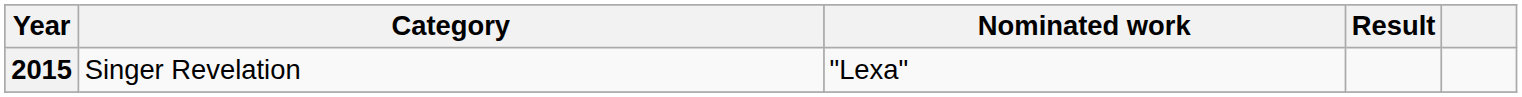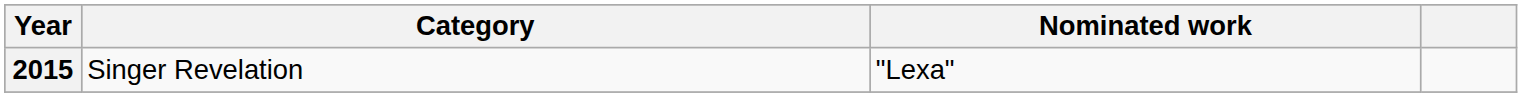- column: (1394, 26)
